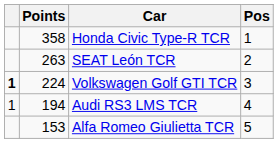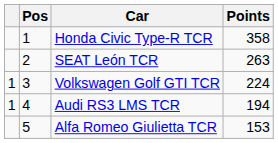columns swapped: (257, 16) <-> (44, 16)
(12, 83) bold -> (12, 83) normal
